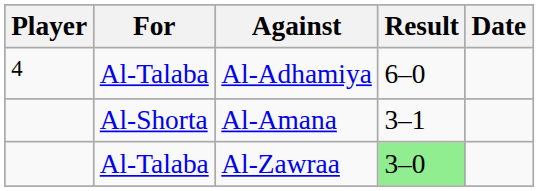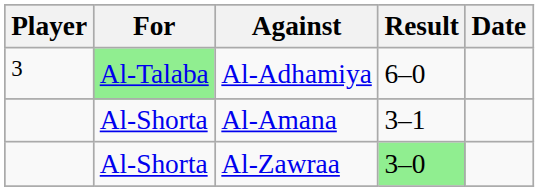(17, 67) 4 -> (17, 67) 3
(154, 73) no background -> (154, 73) lightgreen background
(154, 163) Al-Talaba -> (154, 163) Al-Shorta
